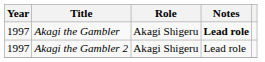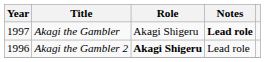(18, 48) 1997 -> (18, 48) 1996
(166, 48) normal -> (168, 48) bold
